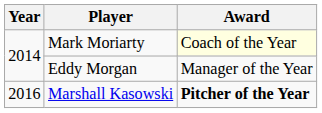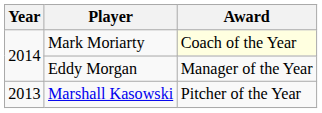(24, 94) 2016 -> (24, 94) 2013
(245, 94) bold -> (241, 94) normal
